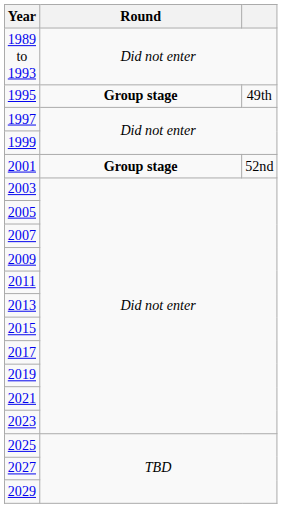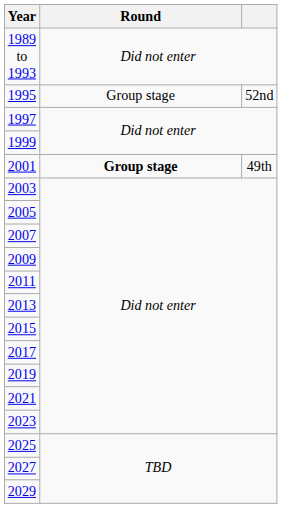(141, 96) bold -> (141, 96) normal
(259, 96) 49th -> (259, 96) 52nd
(259, 166) 52nd -> (259, 166) 49th
